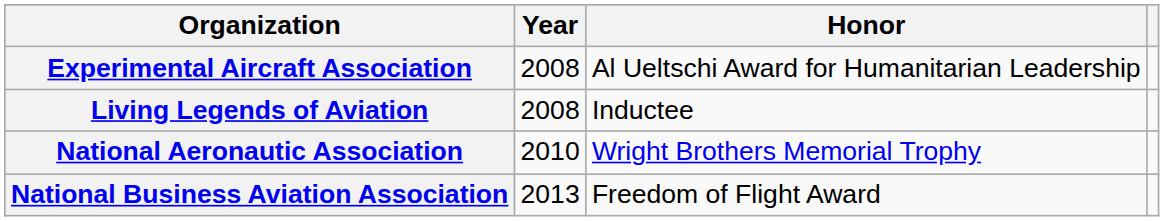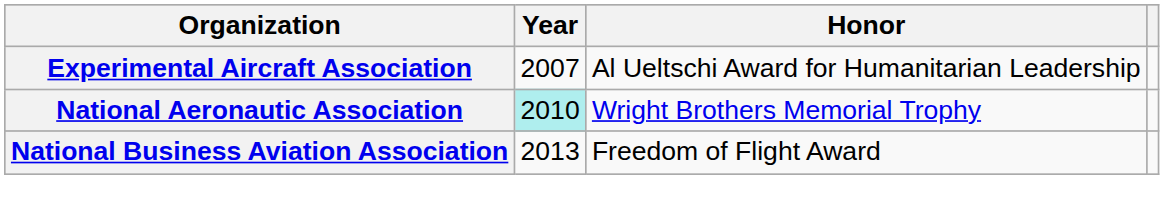(550, 67) 2008 -> (550, 67) 2007
- row: (260, 109)
(550, 151) no background -> (550, 109) paleturquoise background
